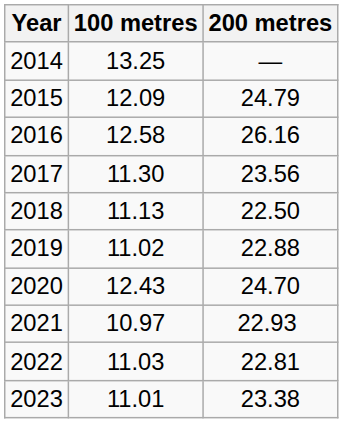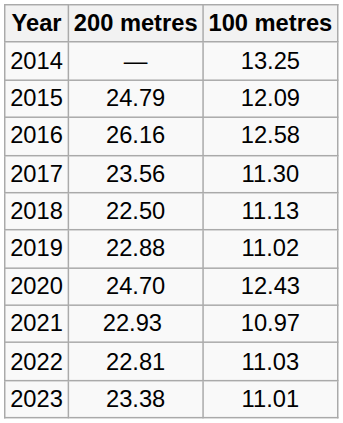columns swapped: (136, 23) <-> (270, 23)
